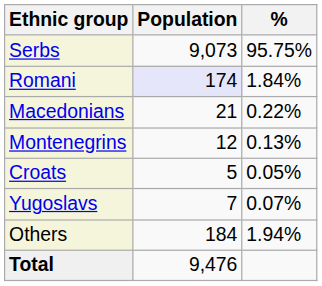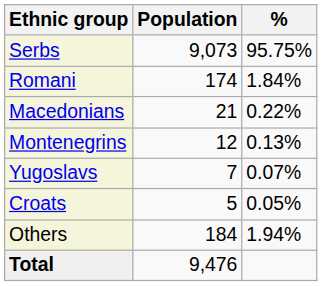(221, 81) lavender background -> (221, 81) no background
rows swapped: (53, 204) <-> (38, 173)
